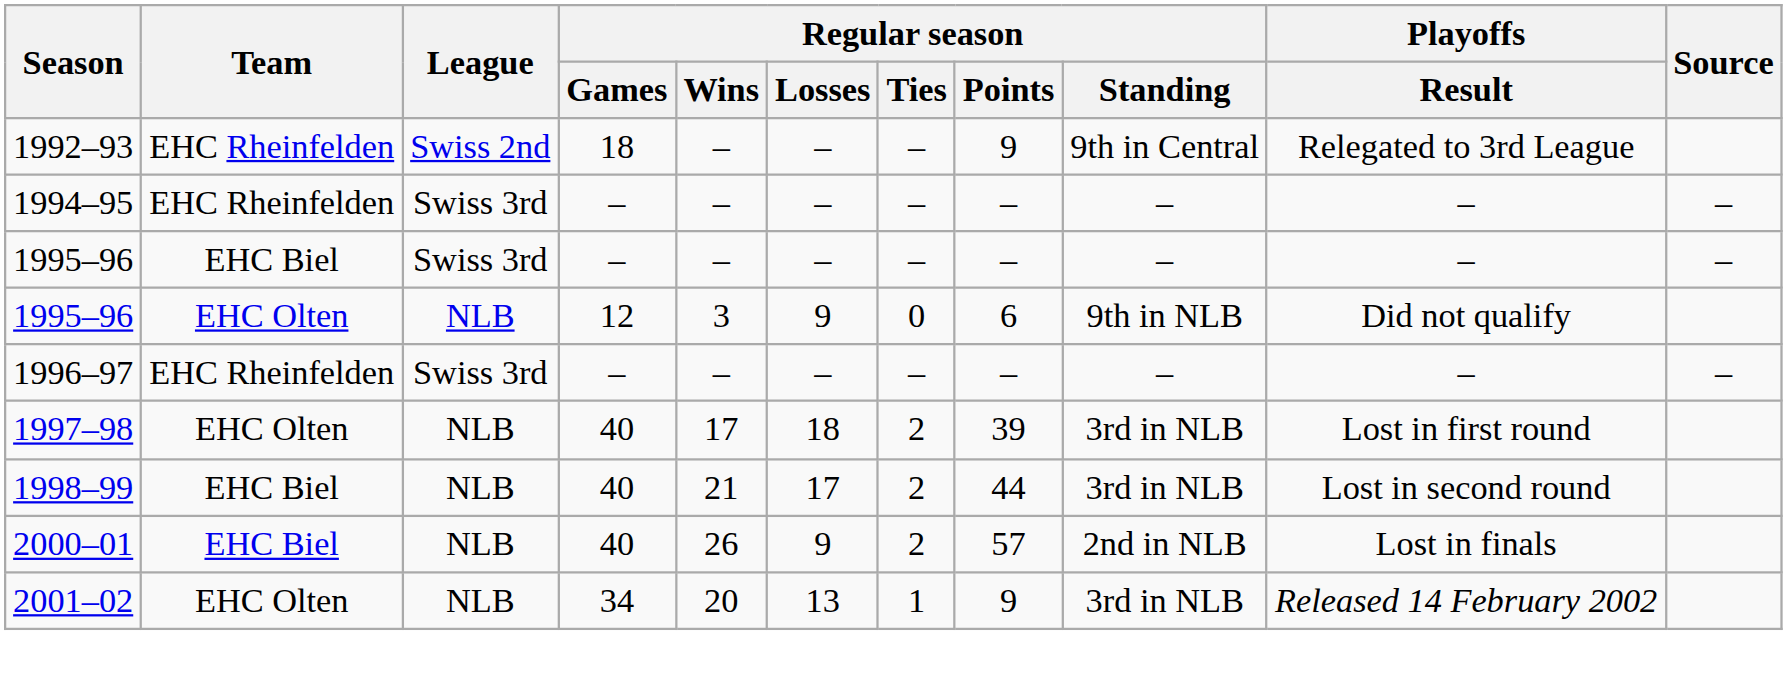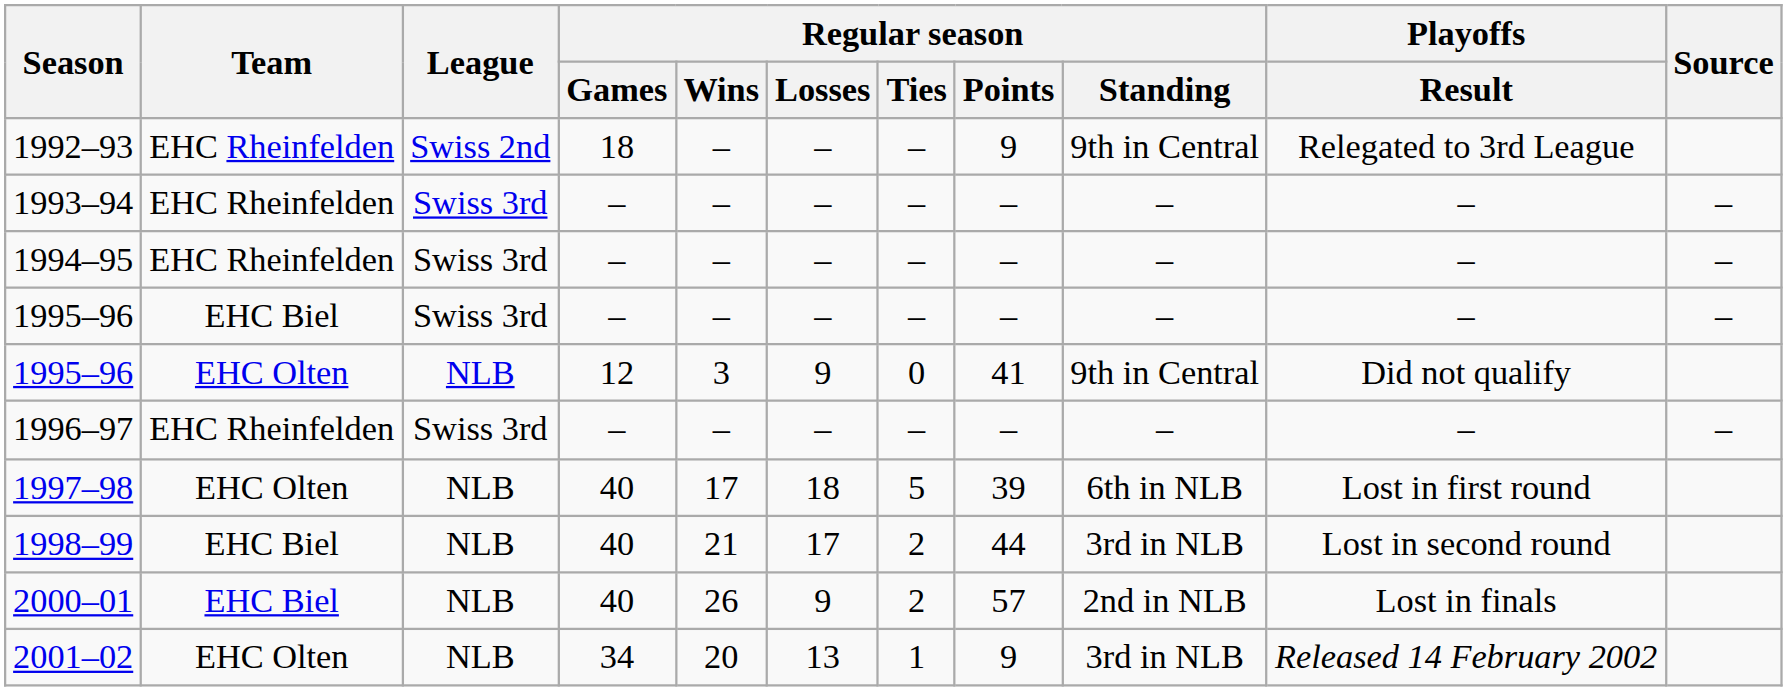+ row: (73, 202)
(1009, 316) 6 -> (1009, 372) 41
(1165, 316) 9th in NLB -> (1165, 372) 9th in Central
(917, 429) 2 -> (917, 486) 5
(1165, 429) 3rd in NLB -> (1165, 486) 6th in NLB
